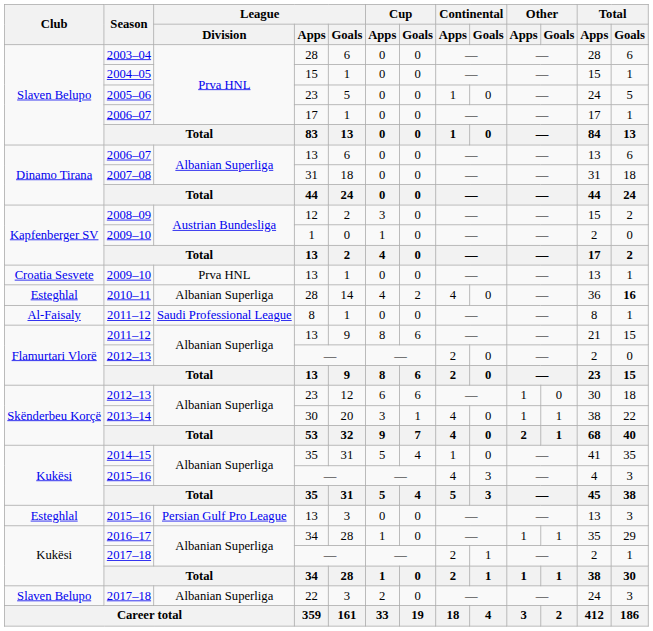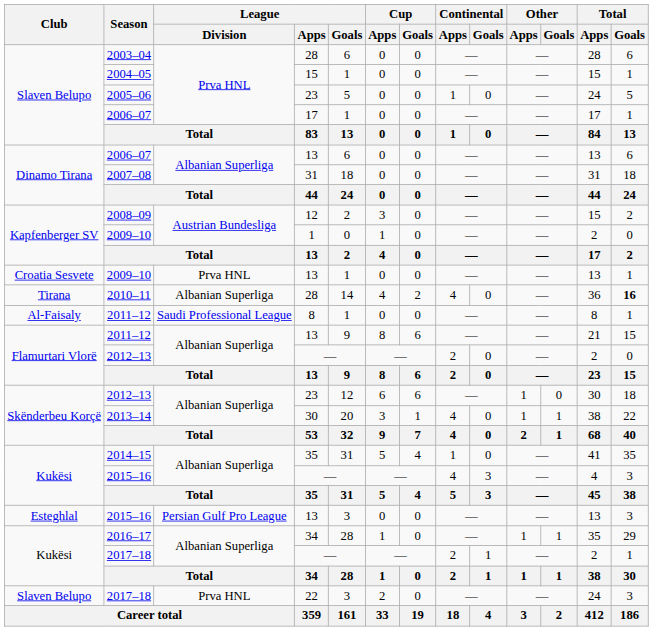(54, 295) Esteghlal -> (54, 295) Tirana
(224, 595) Albanian Superliga -> (224, 595) Prva HNL
